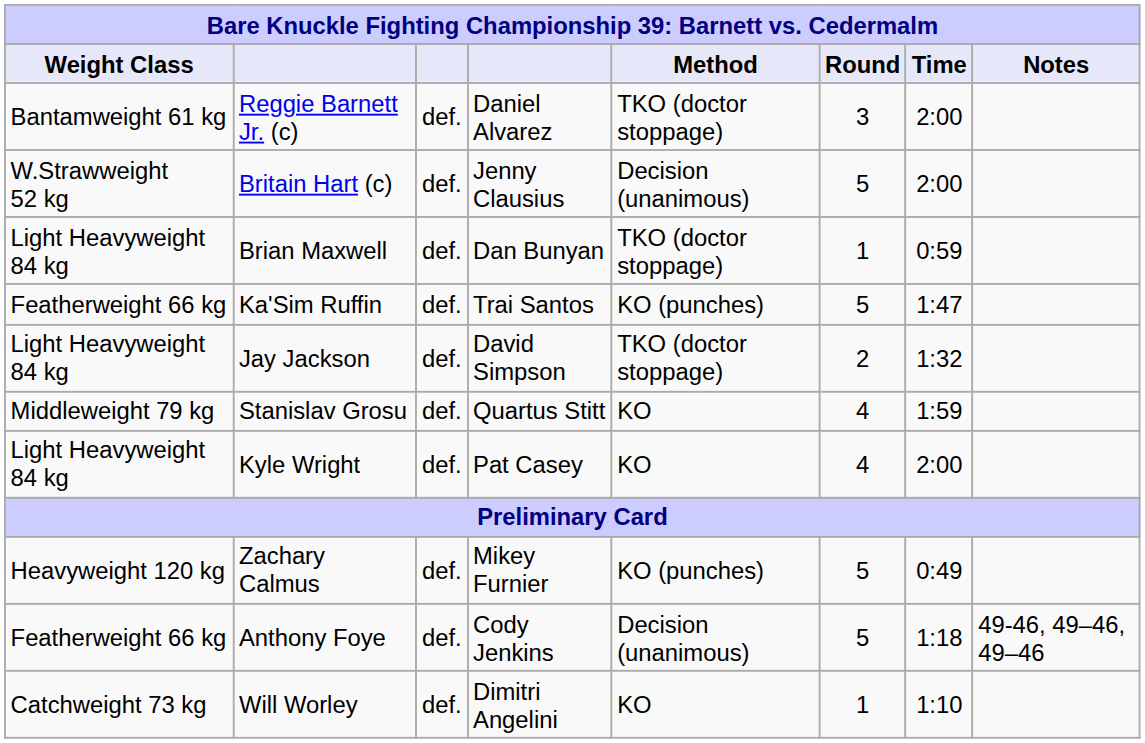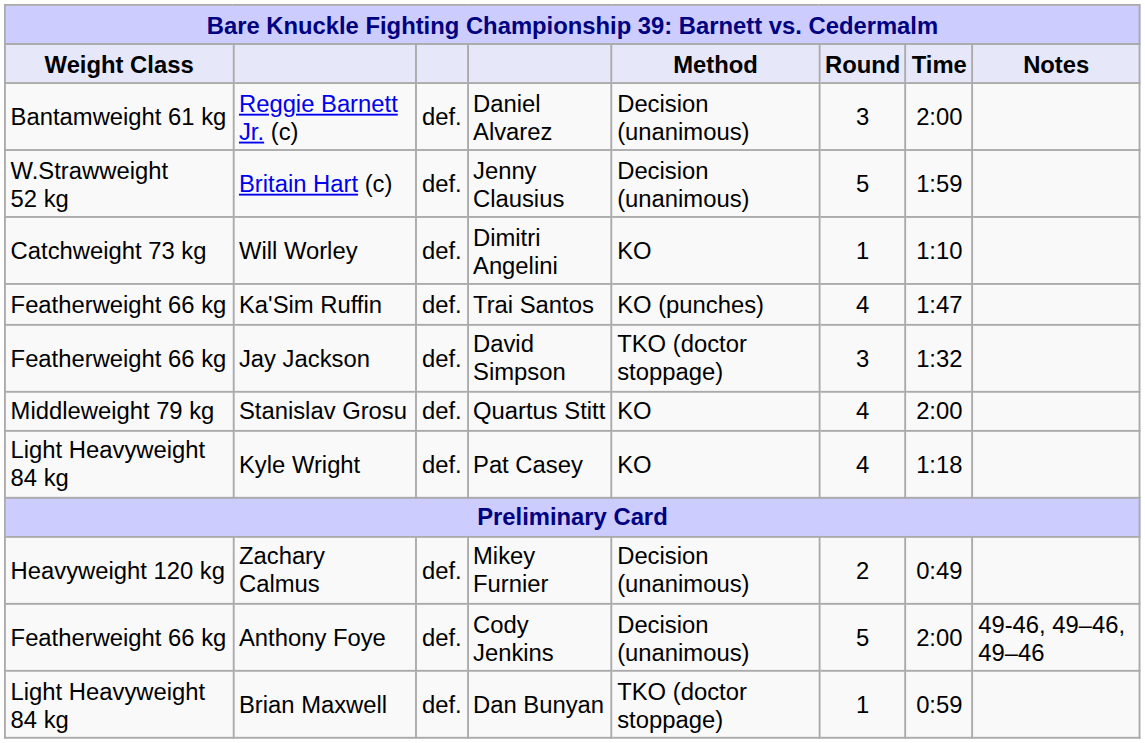(682, 117) TKO (doctor stoppage) -> (683, 117) Decision (unanimous)
(939, 184) 2:00 -> (939, 184) 1:59
rows swapped: (298, 704) <-> (313, 251)
(863, 304) 5 -> (863, 304) 4
(108, 357) Light Heavyweight 84 kg -> (118, 357) Featherweight 66 kg
(863, 357) 2 -> (863, 357) 3
(939, 411) 1:59 -> (939, 411) 2:00
(939, 464) 2:00 -> (939, 464) 1:18
(691, 570) KO (punches) -> (683, 570) Decision (unanimous)
(863, 570) 5 -> (863, 570) 2
(939, 637) 1:18 -> (939, 637) 2:00
